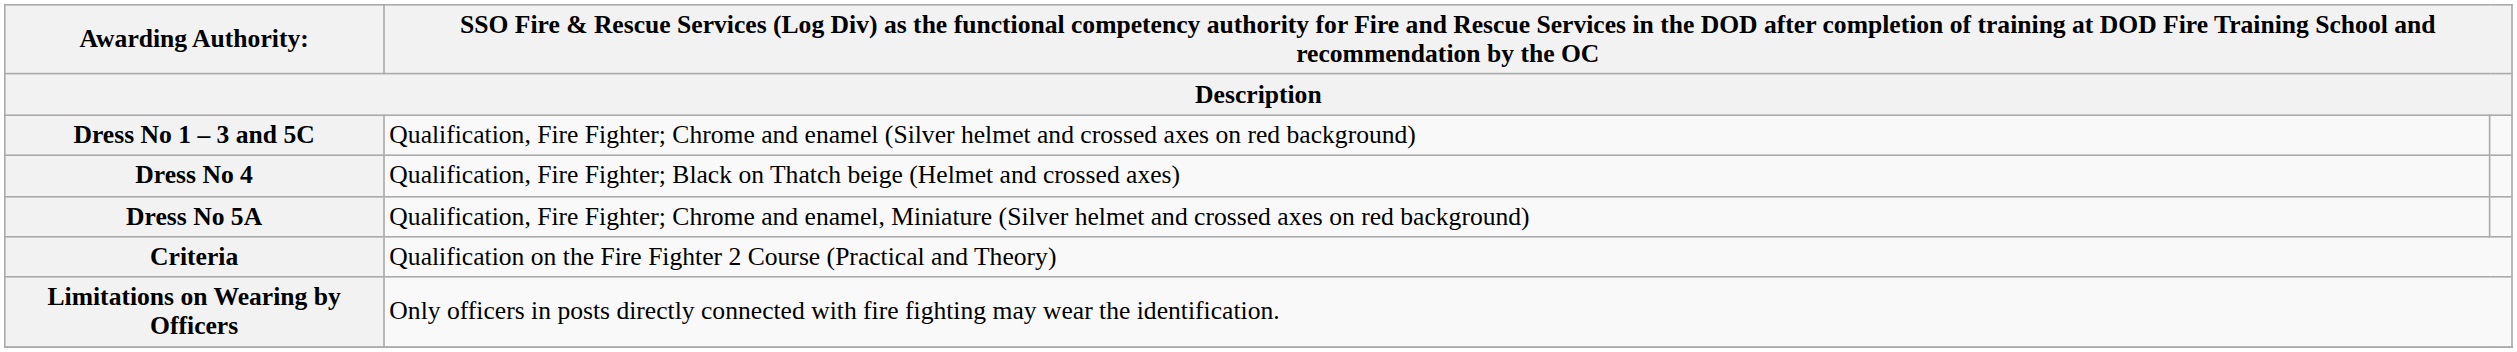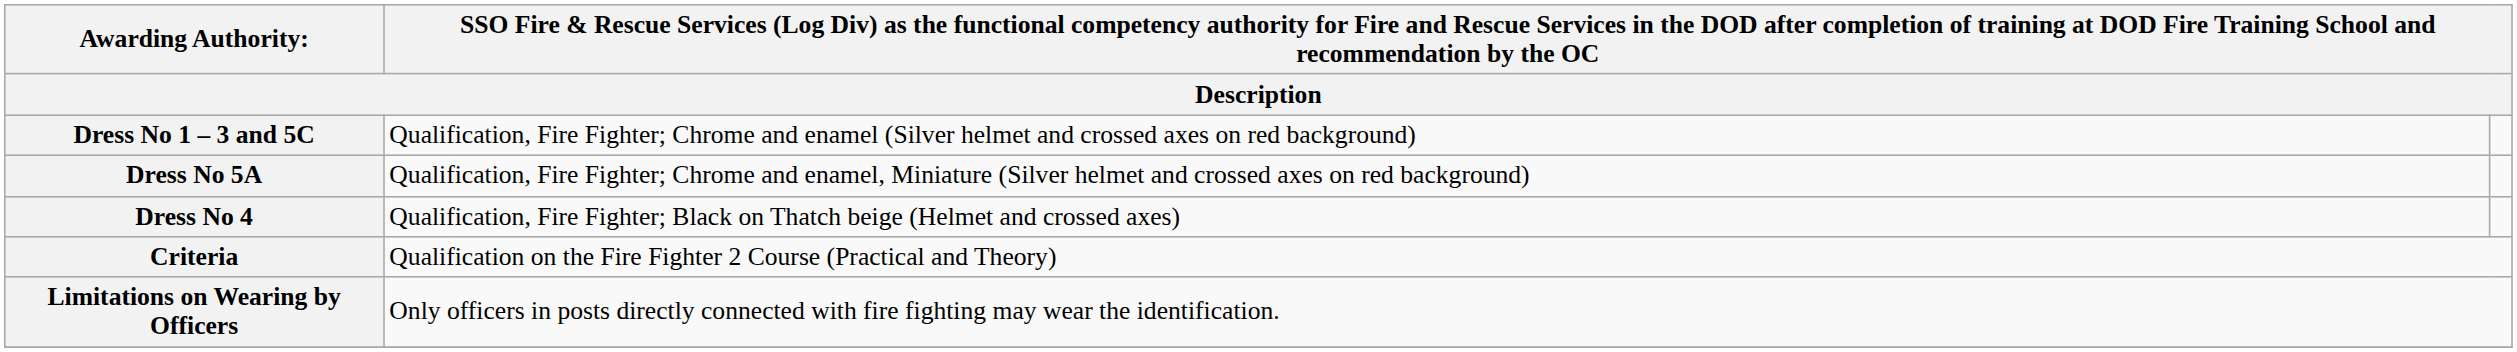rows swapped: (194, 216) <-> (194, 175)
